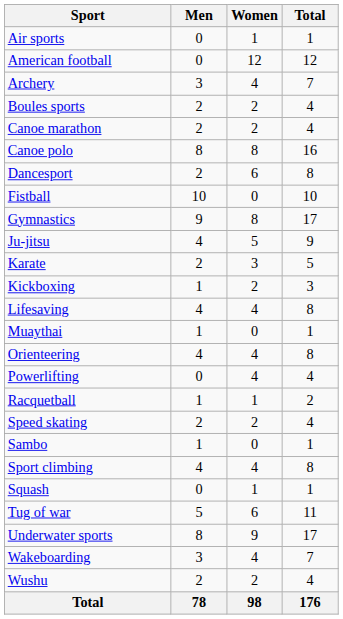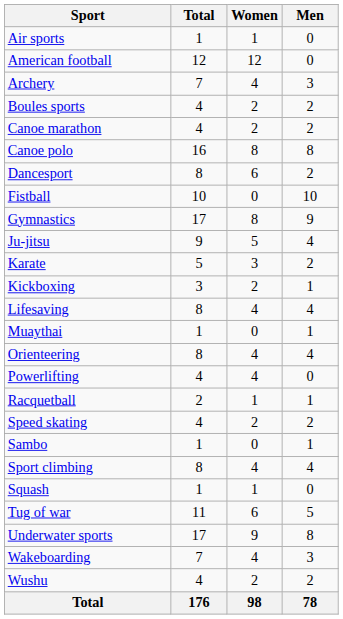columns swapped: (199, 15) <-> (310, 15)
